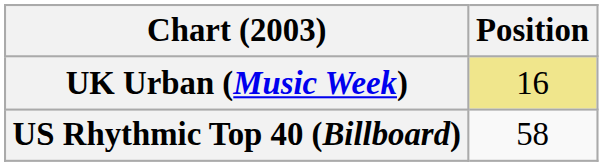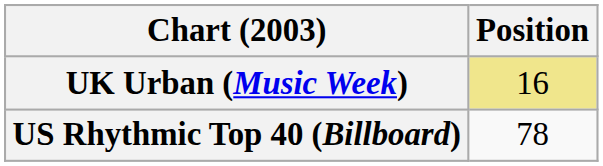(533, 134) 58 -> (533, 134) 78
